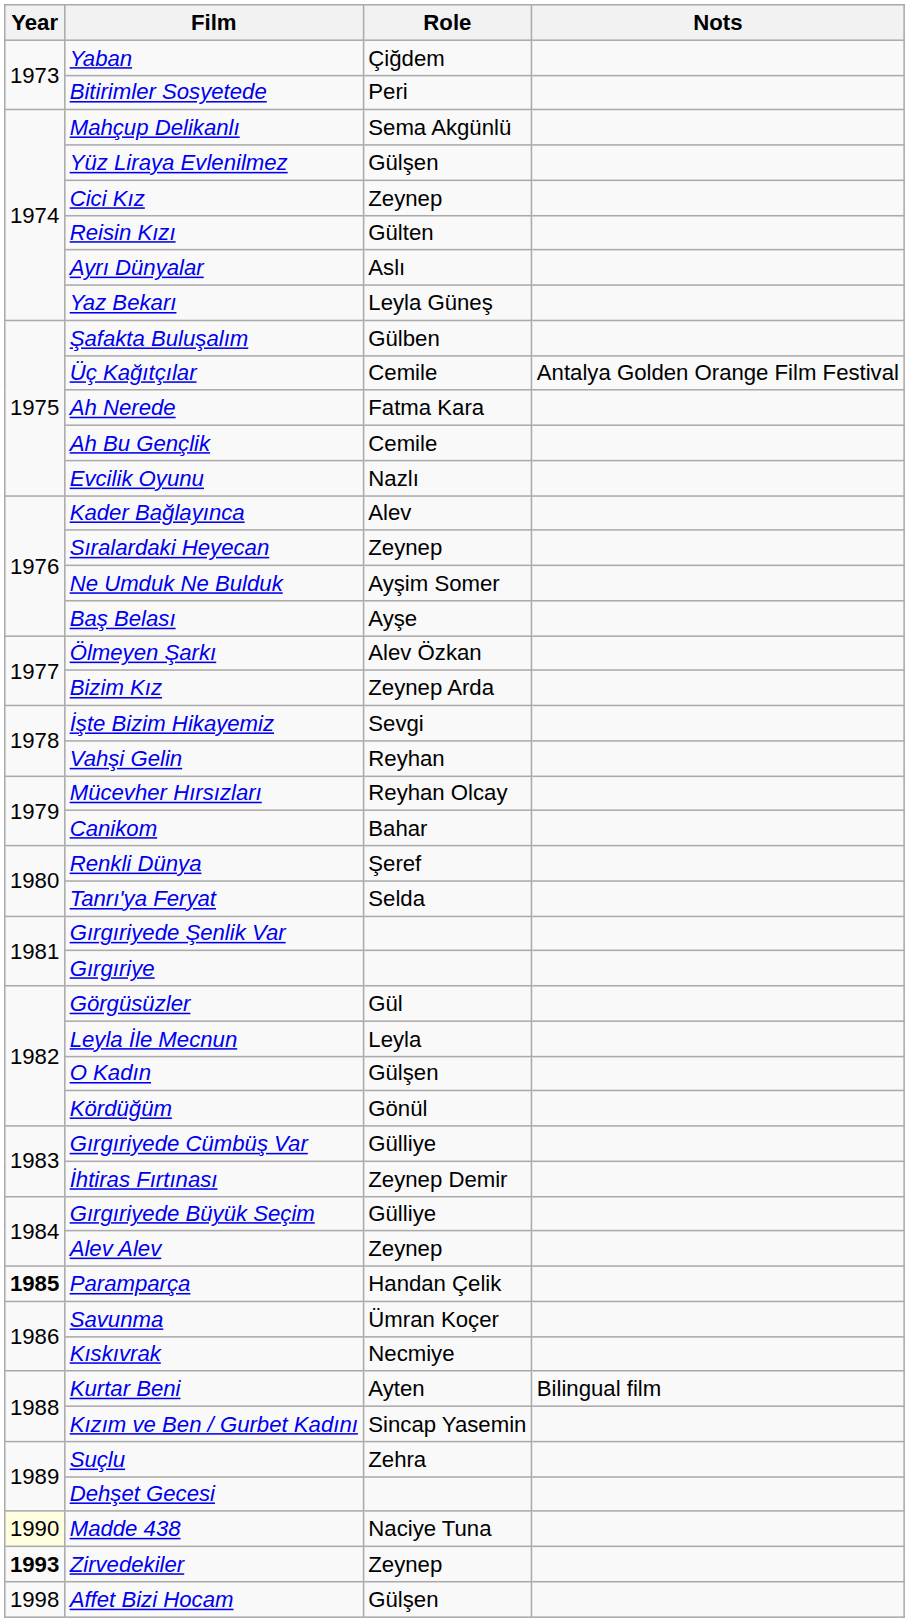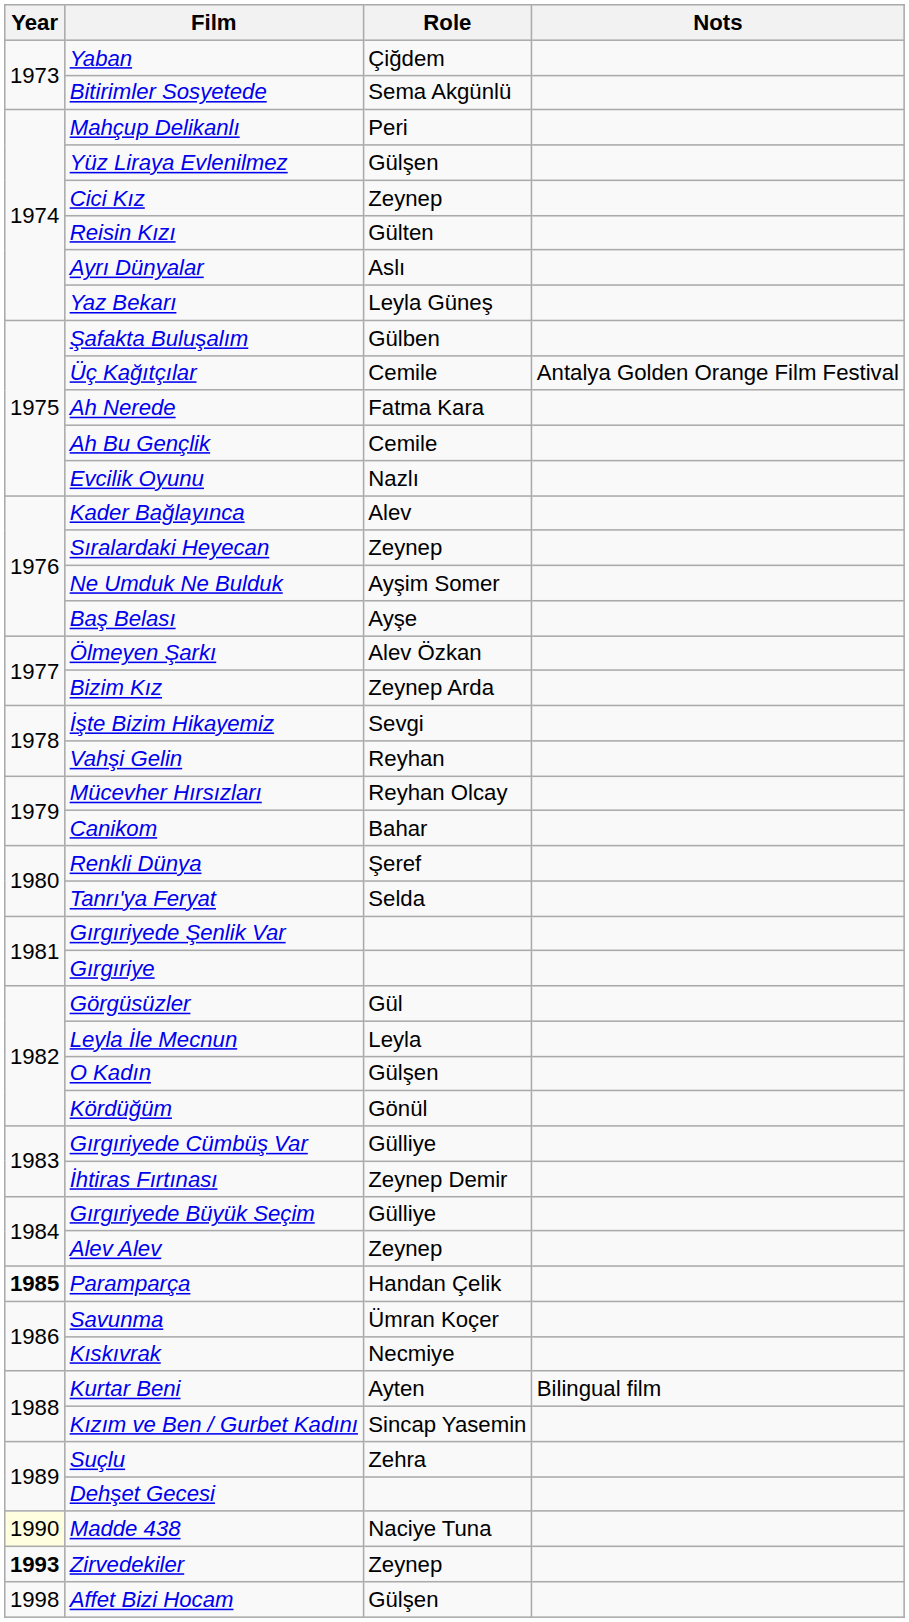(388, 93) Peri -> (440, 93) Sema Akgünlü
(440, 128) Sema Akgünlü -> (388, 128) Peri
